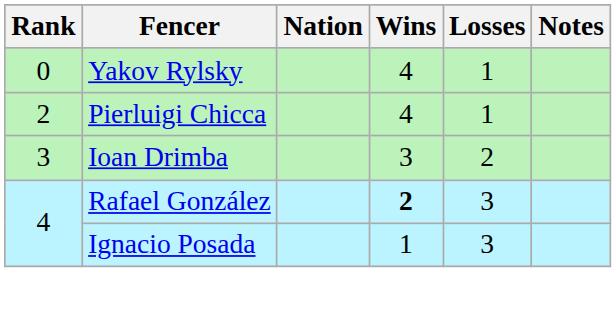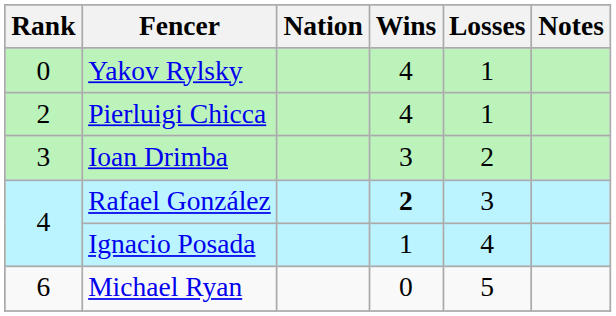(487, 244) 3 -> (487, 244) 4
+ row: (165, 288)
